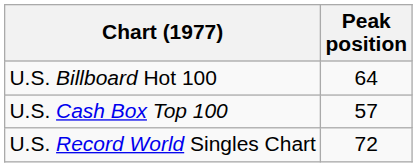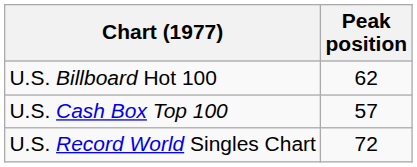(366, 77) 64 -> (366, 77) 62
